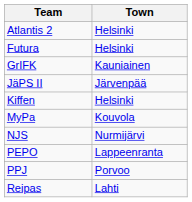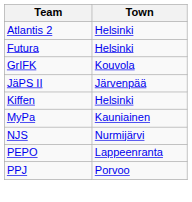(122, 65) Kauniainen -> (115, 65) Kouvola
(115, 118) Kouvola -> (122, 118) Kauniainen
- row: (24, 188)
